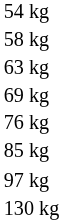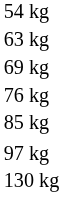- row: (26, 39)
